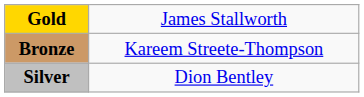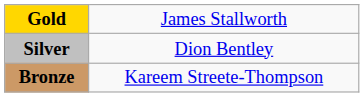rows swapped: (47, 77) <-> (47, 48)
